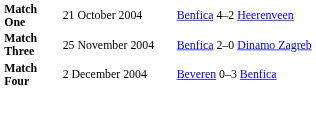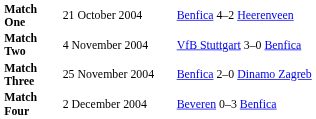+ row: (21, 45)
